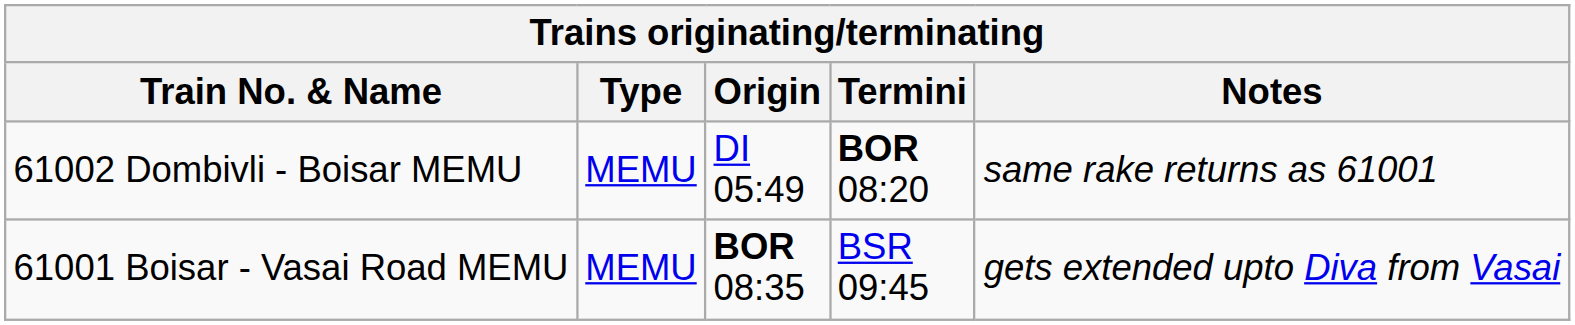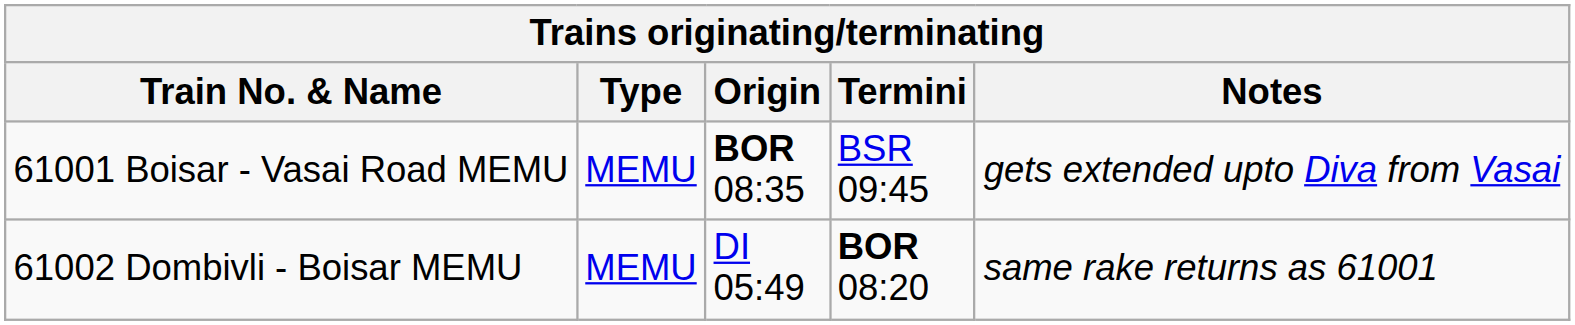rows swapped: (268, 169) <-> (291, 268)
